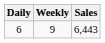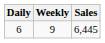(86, 29) 6,443 -> (86, 29) 6,445
